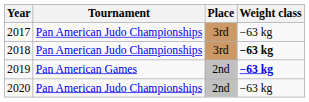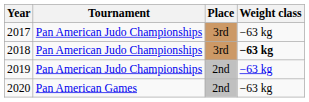(86, 69) Pan American Games -> (119, 69) Pan American Judo Championships
(256, 69) bold -> (256, 69) normal
(119, 87) Pan American Judo Championships -> (86, 87) Pan American Games
